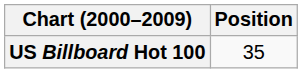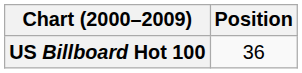(254, 51) 35 -> (254, 51) 36
